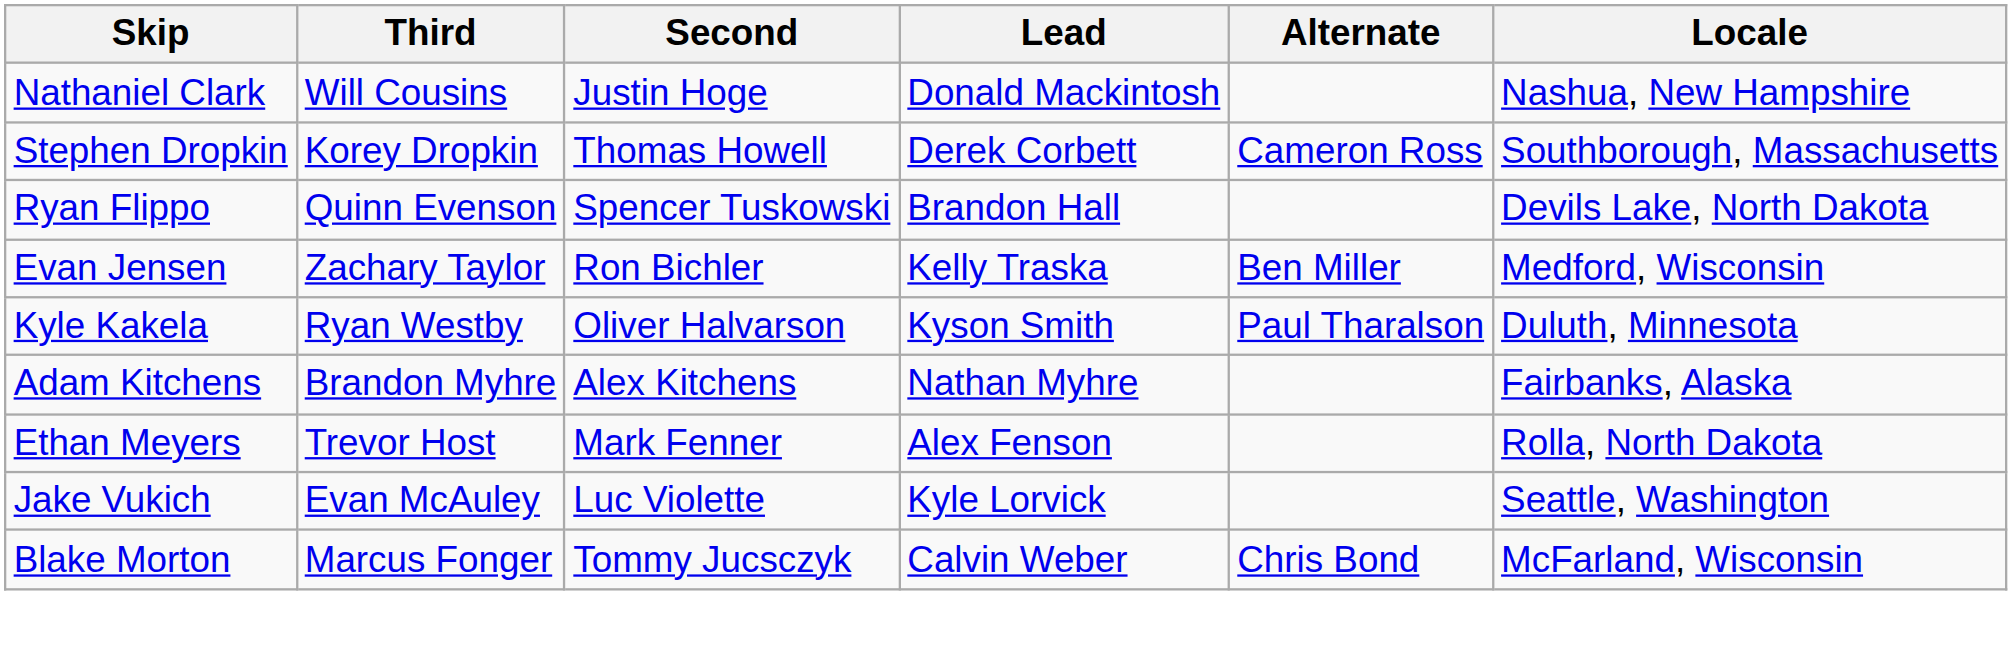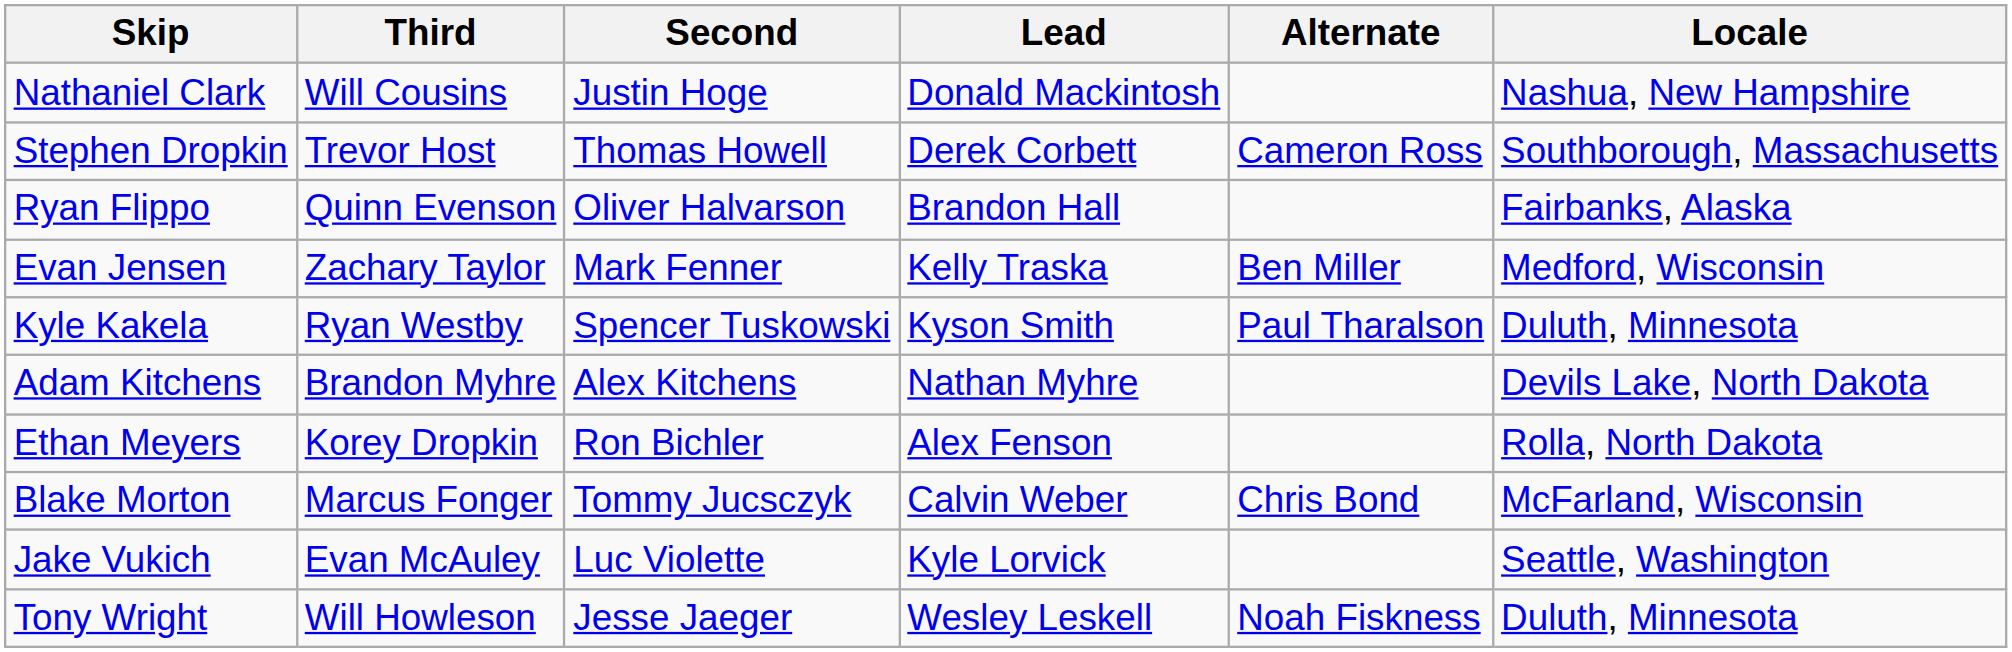(421, 150) Korey Dropkin -> (400, 150) Trevor Host
(732, 208) Spencer Tuskowski -> (709, 208) Oliver Halvarson
(1715, 208) Devils Lake, North Dakota -> (1646, 208) Fairbanks, Alaska
(668, 267) Ron Bichler -> (678, 267) Mark Fenner
(709, 325) Oliver Halvarson -> (732, 325) Spencer Tuskowski
(1646, 383) Fairbanks, Alaska -> (1715, 383) Devils Lake, North Dakota
(400, 442) Trevor Host -> (421, 442) Korey Dropkin
(678, 442) Mark Fenner -> (668, 442) Ron Bichler
rows swapped: (122, 558) <-> (112, 500)
+ row: (110, 617)
